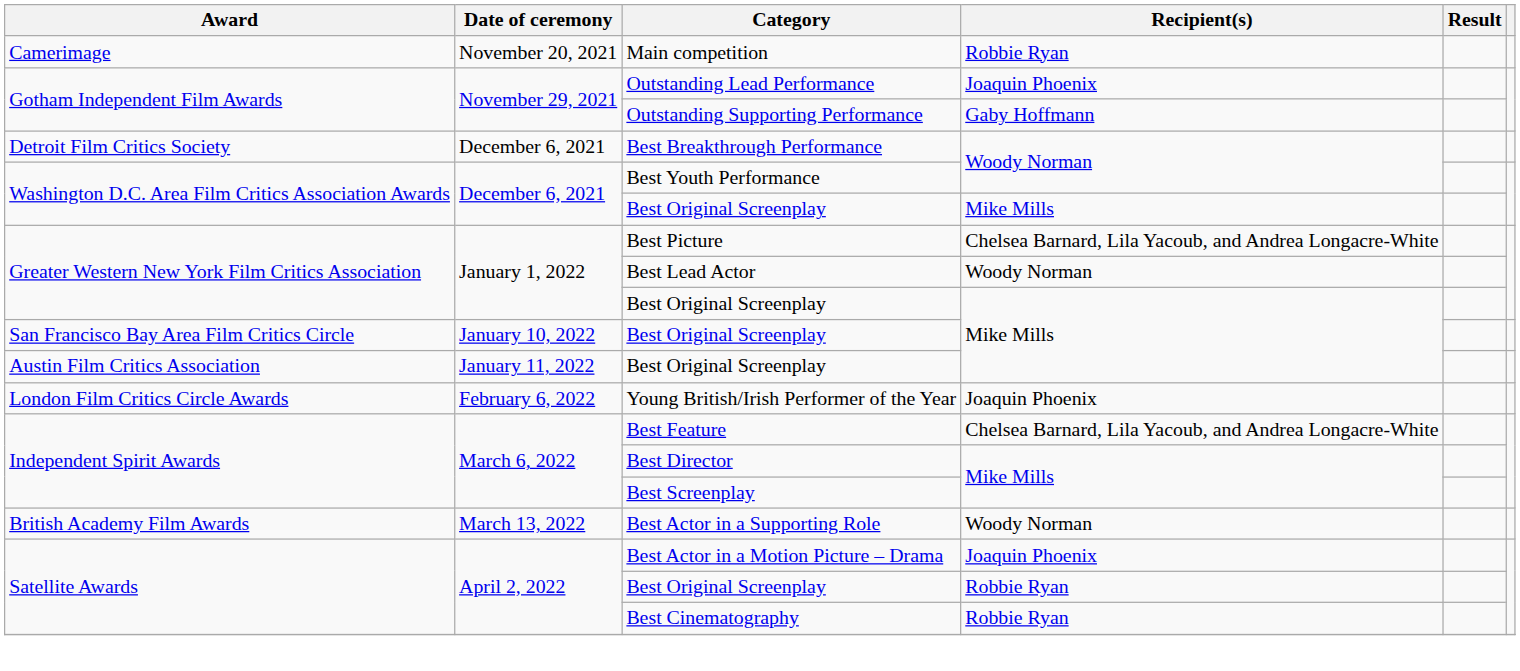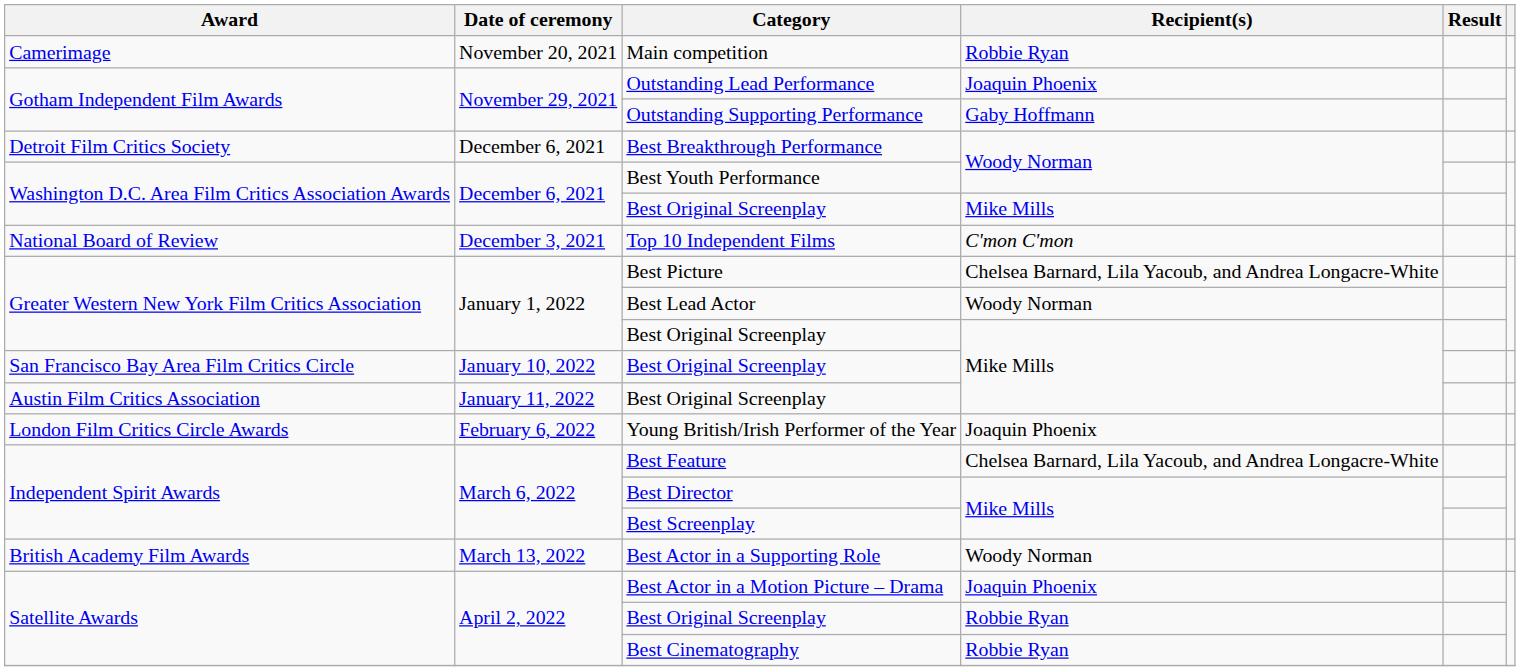+ row: (114, 240)
